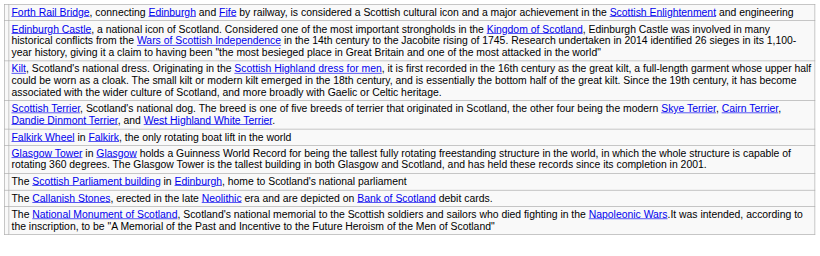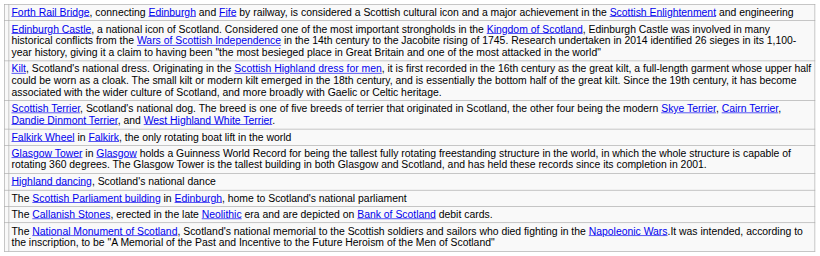+ row: (114, 181)
